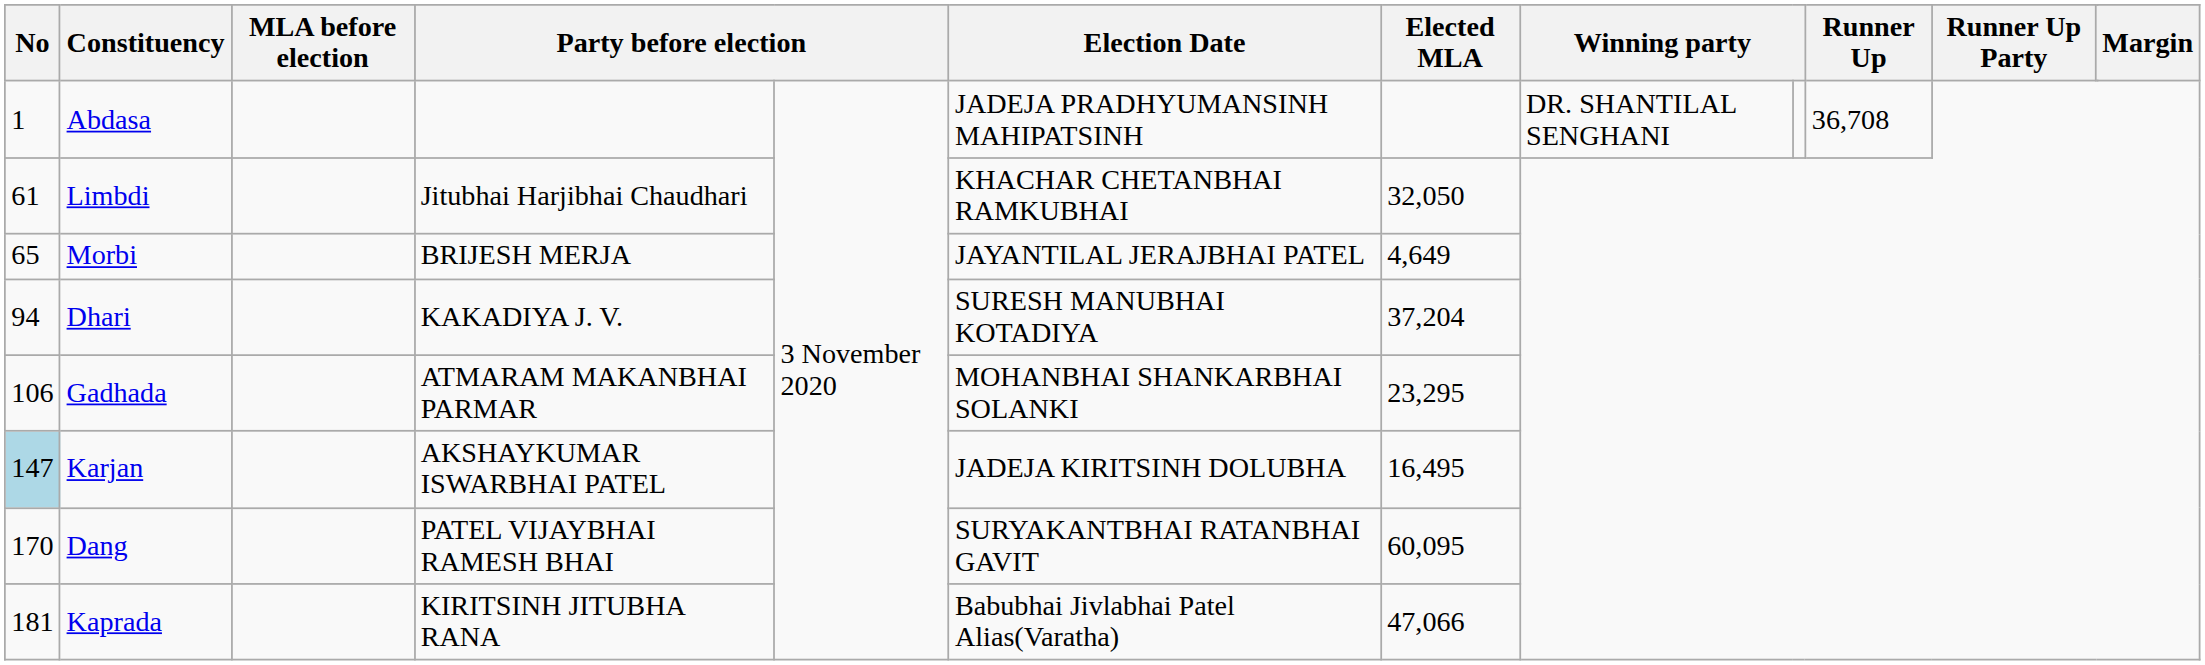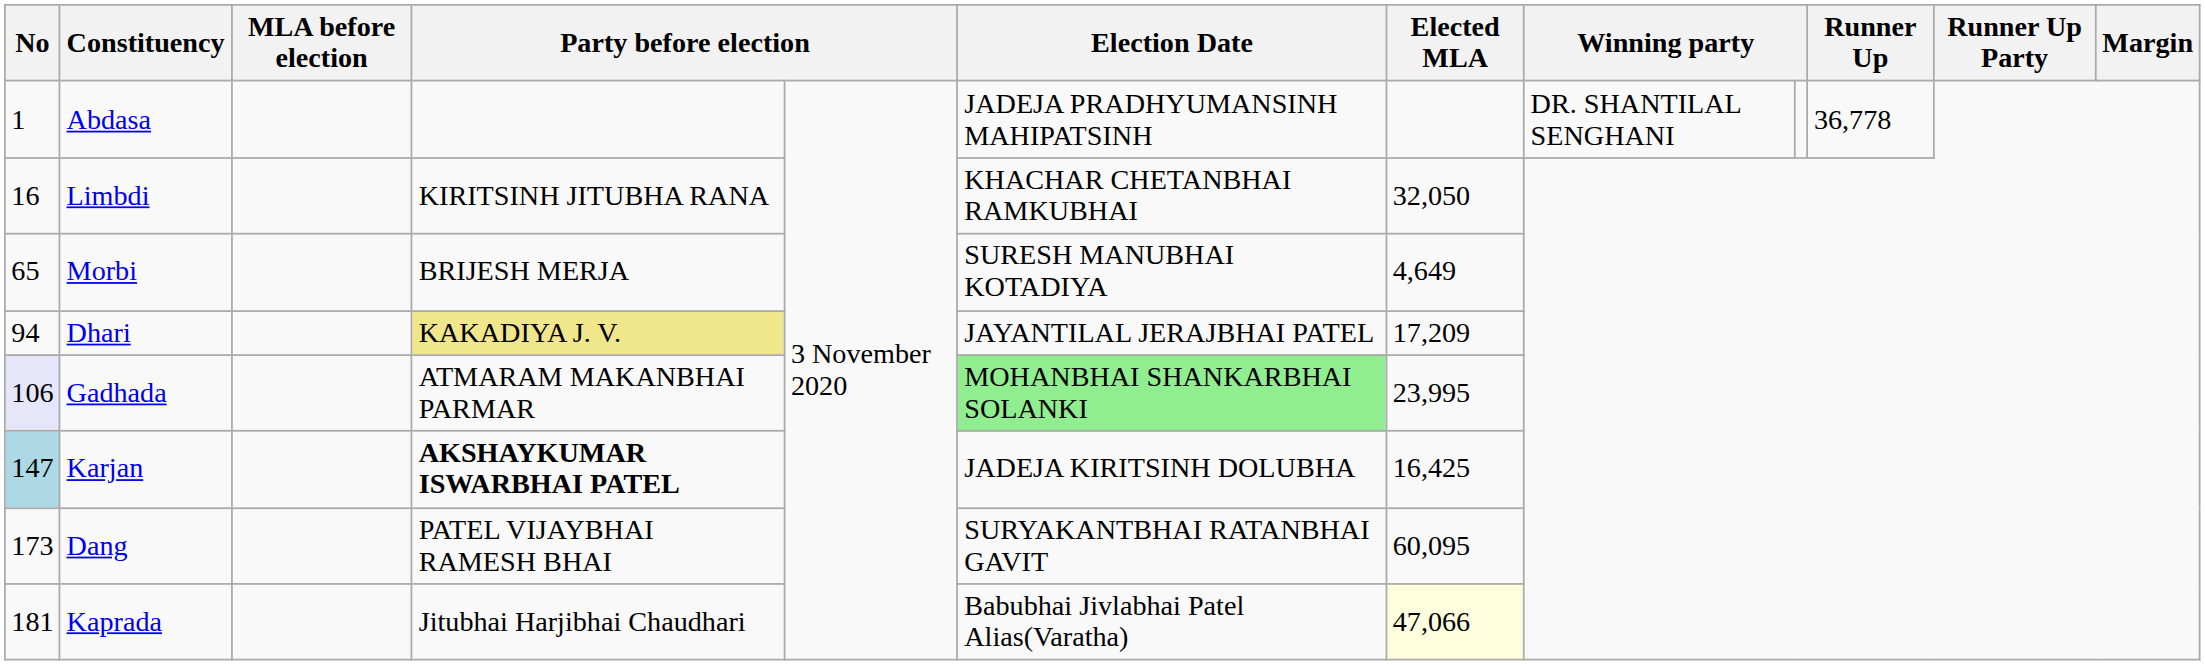(1851, 119) 36,708 -> (1853, 119) 36,778
(25, 195) 61 -> (25, 195) 16
(584, 195) Jitubhai Harjibhai Chaudhari -> (594, 195) KIRITSINH JITUBHA RANA
(1160, 255) JAYANTILAL JERAJBHAI PATEL -> (1099, 271) SURESH MANUBHAI KOTADIYA
(522, 316) no background -> (520, 332) khaki background
(1090, 316) SURESH MANUBHAI KOTADIYA -> (1169, 332) JAYANTILAL JERAJBHAI PATEL
(1426, 316) 37,204 -> (1431, 332) 17,209
(32, 392) no background -> (32, 392) lavender background
(1149, 392) no background -> (1158, 392) lightgreen background
(1426, 392) 23,295 -> (1431, 392) 23,995
(543, 469) normal -> (549, 469) bold
(1426, 469) 16,495 -> (1431, 469) 16,425
(32, 545) 170 -> (32, 545) 173
(553, 621) KIRITSINH JITUBHA RANA -> (582, 621) Jitubhai Harjibhai Chaudhari
(1426, 621) no background -> (1431, 621) lightyellow background
